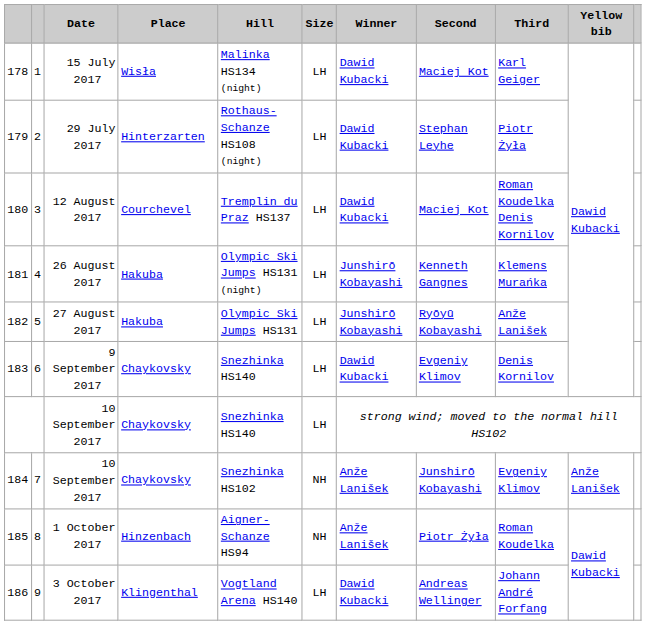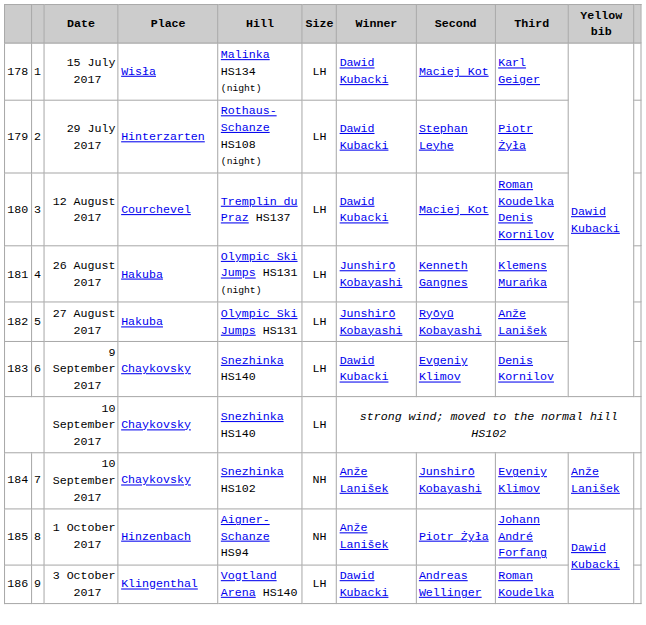(526, 537) Roman Koudelka -> (523, 537) Johann André Forfang
(523, 593) Johann André Forfang -> (526, 584) Roman Koudelka
